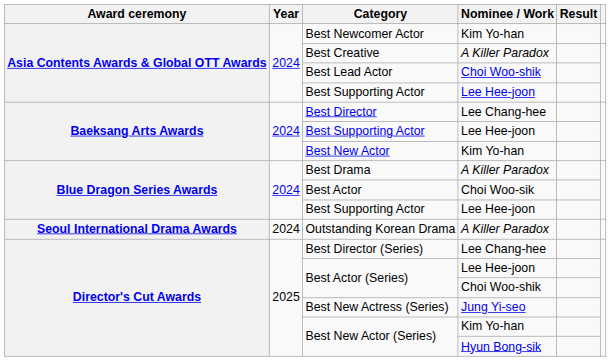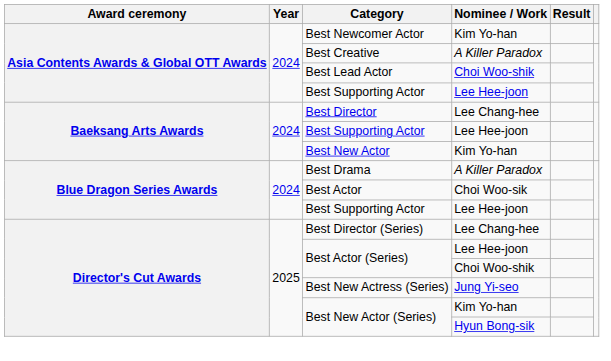- row: (380, 229)
